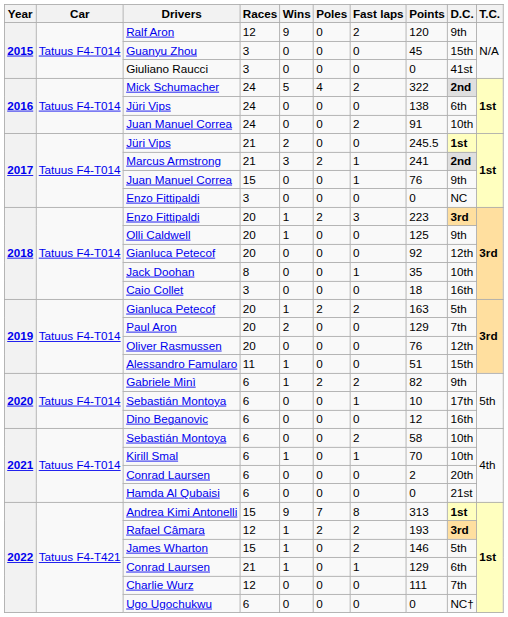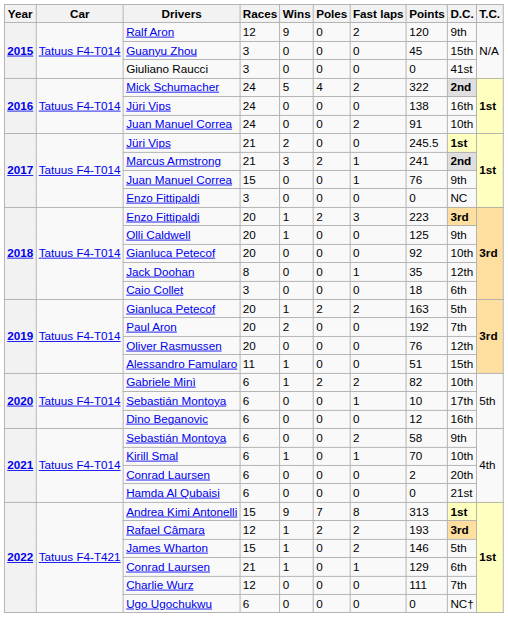(459, 105) 6th -> (462, 105) 16th
(462, 253) 12th -> (462, 253) 10th
(462, 271) 10th -> (462, 271) 12th
(462, 290) 16th -> (459, 290) 6th
(419, 327) 129 -> (419, 327) 192
(459, 382) 9th -> (462, 382) 10th
(462, 437) 10th -> (459, 437) 9th
